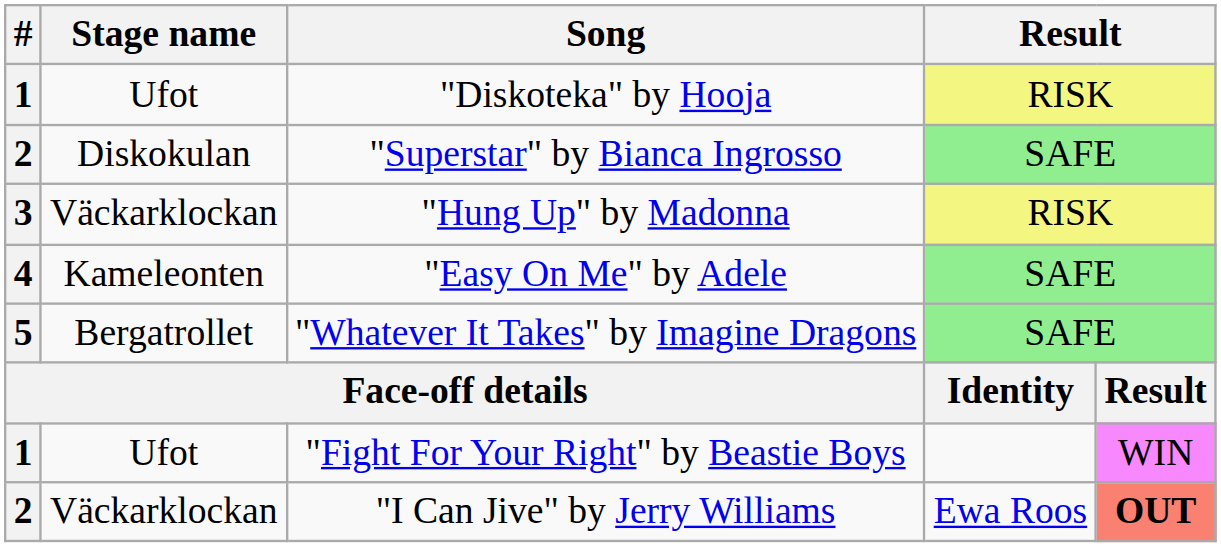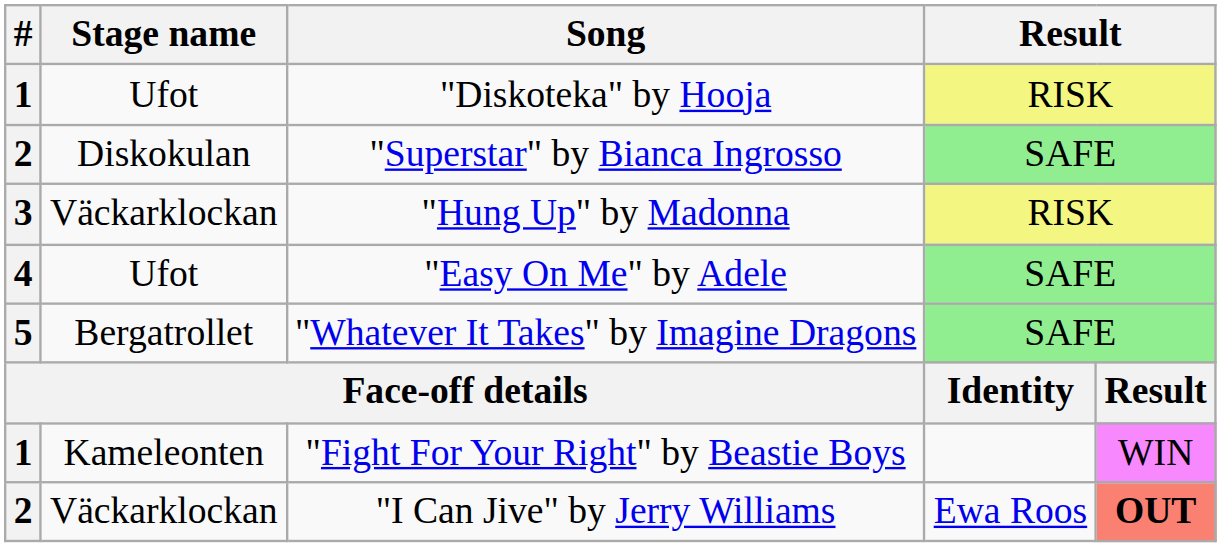(164, 272) Kameleonten -> (164, 272) Ufot
(164, 451) Ufot -> (164, 451) Kameleonten
